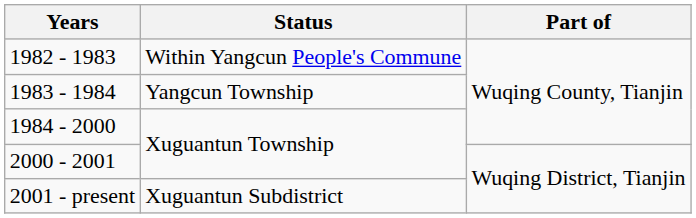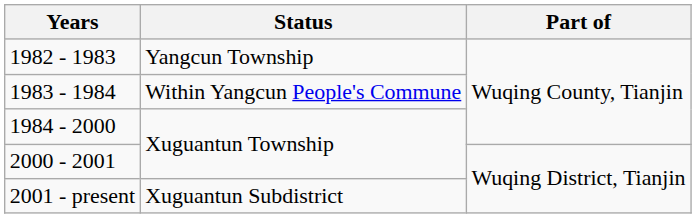(303, 56) Within Yangcun People's Commune -> (229, 56) Yangcun Township
(229, 91) Yangcun Township -> (303, 91) Within Yangcun People's Commune
